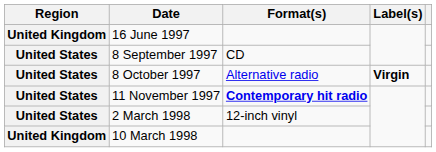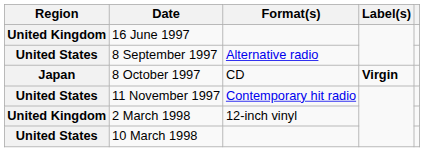(235, 55) CD -> (272, 55) Alternative radio
(57, 75) United States -> (57, 75) Japan
(272, 75) Alternative radio -> (235, 75) CD
(297, 95) bold -> (291, 95) normal
(57, 116) United States -> (57, 116) United Kingdom
(57, 136) United Kingdom -> (57, 136) United States
